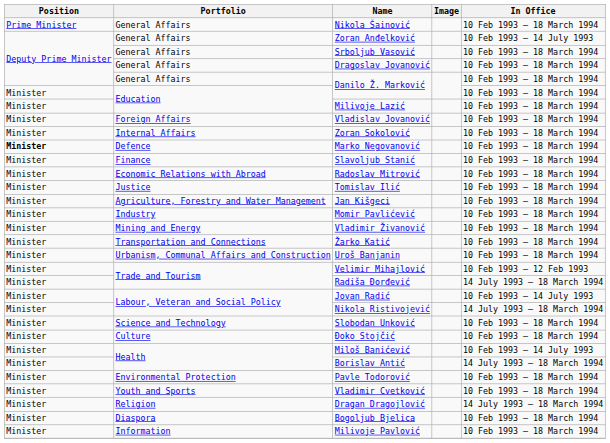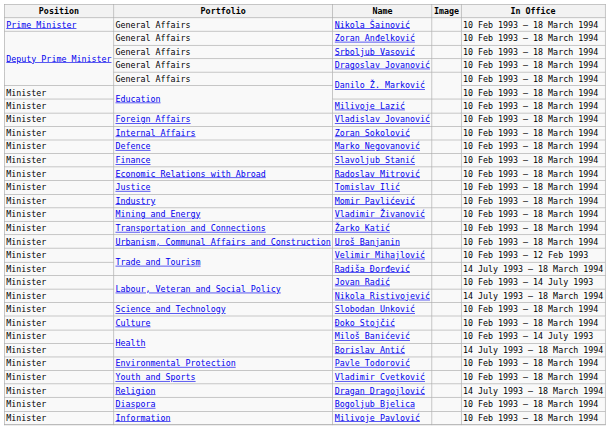(528, 38) 10 Feb 1993 – 14 July 1993 -> (531, 38) 10 Feb 1993 – 18 March 1994
(26, 147) bold -> (26, 147) normal
- row: (221, 201)
